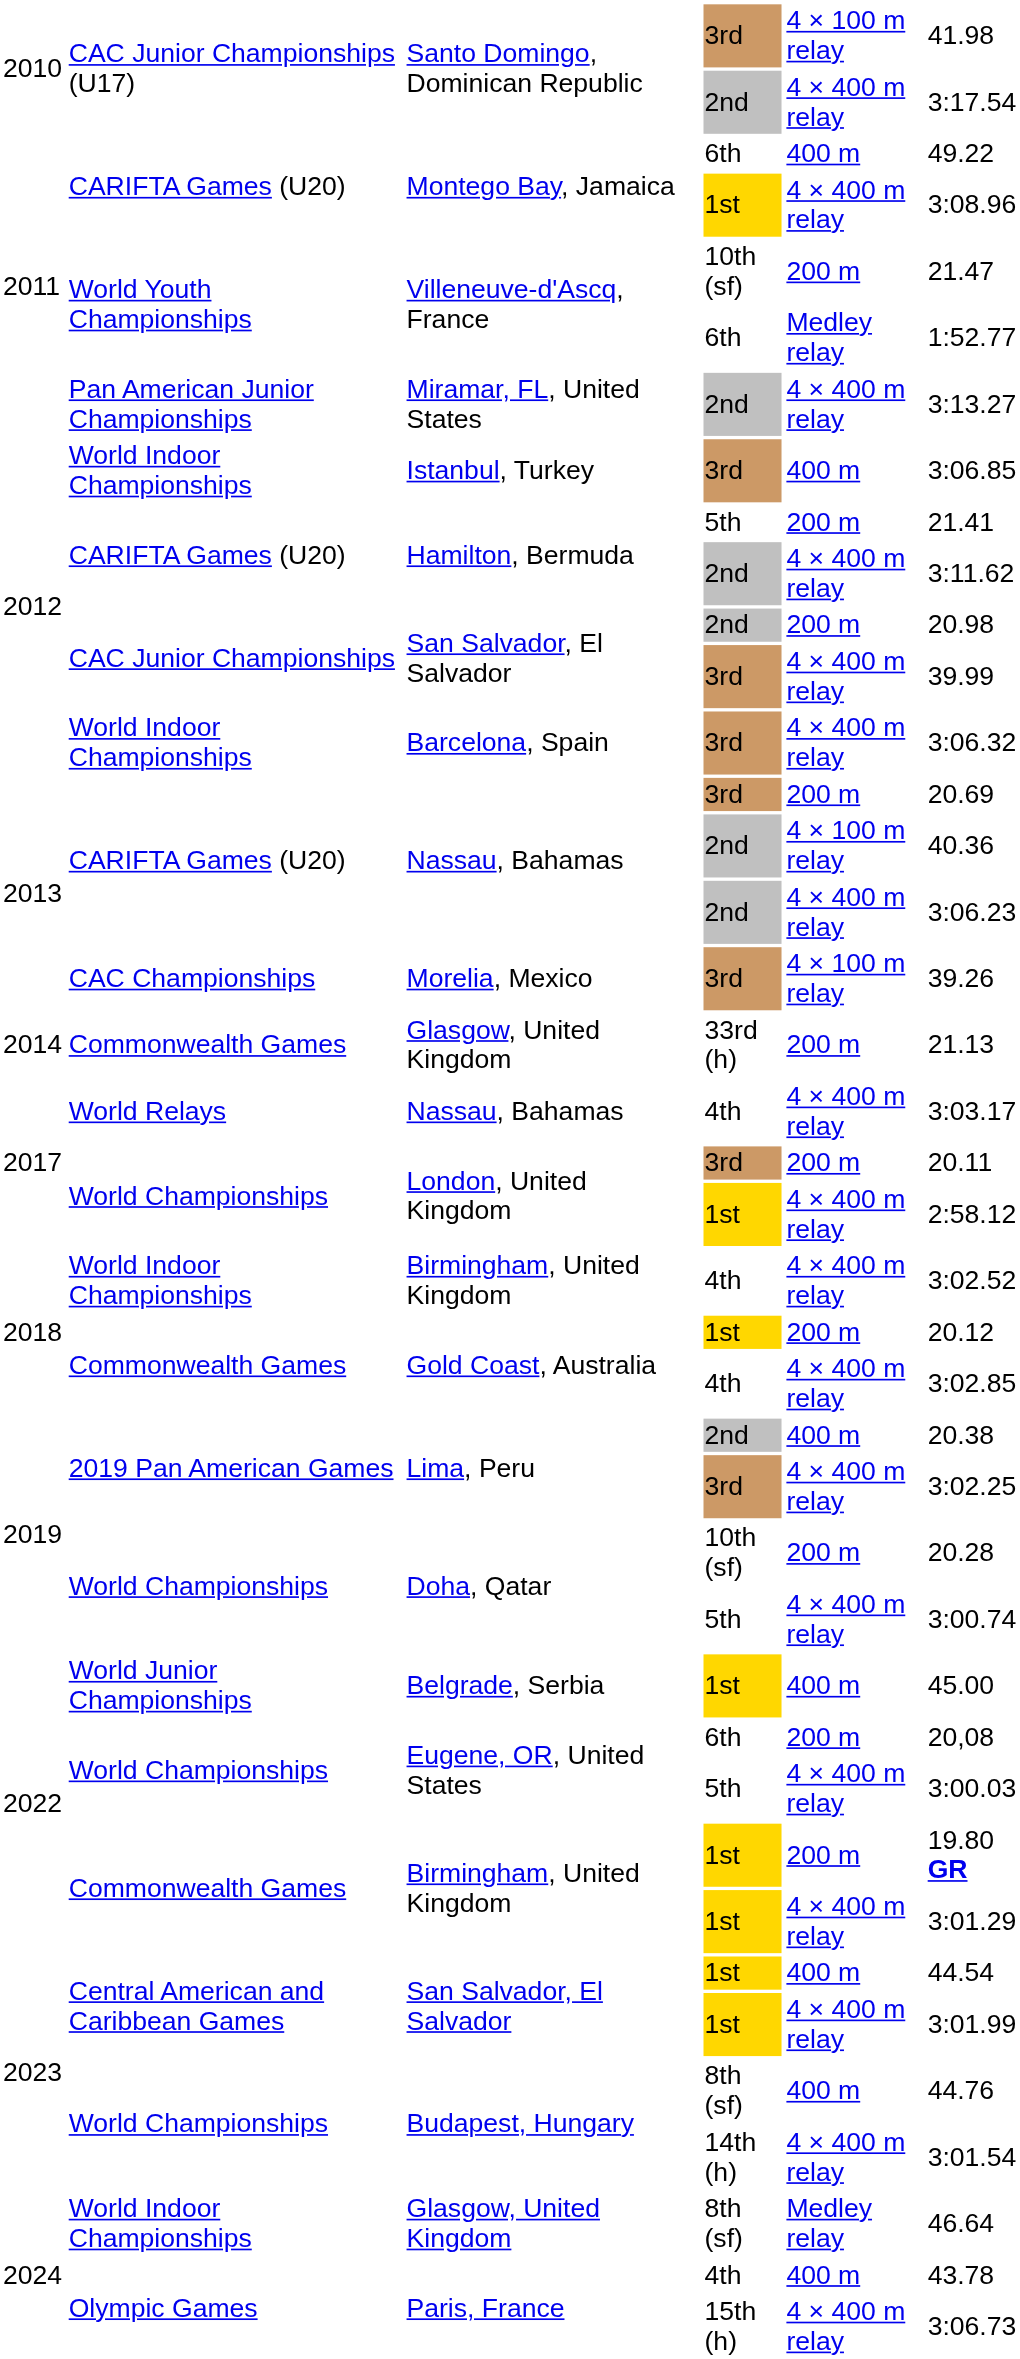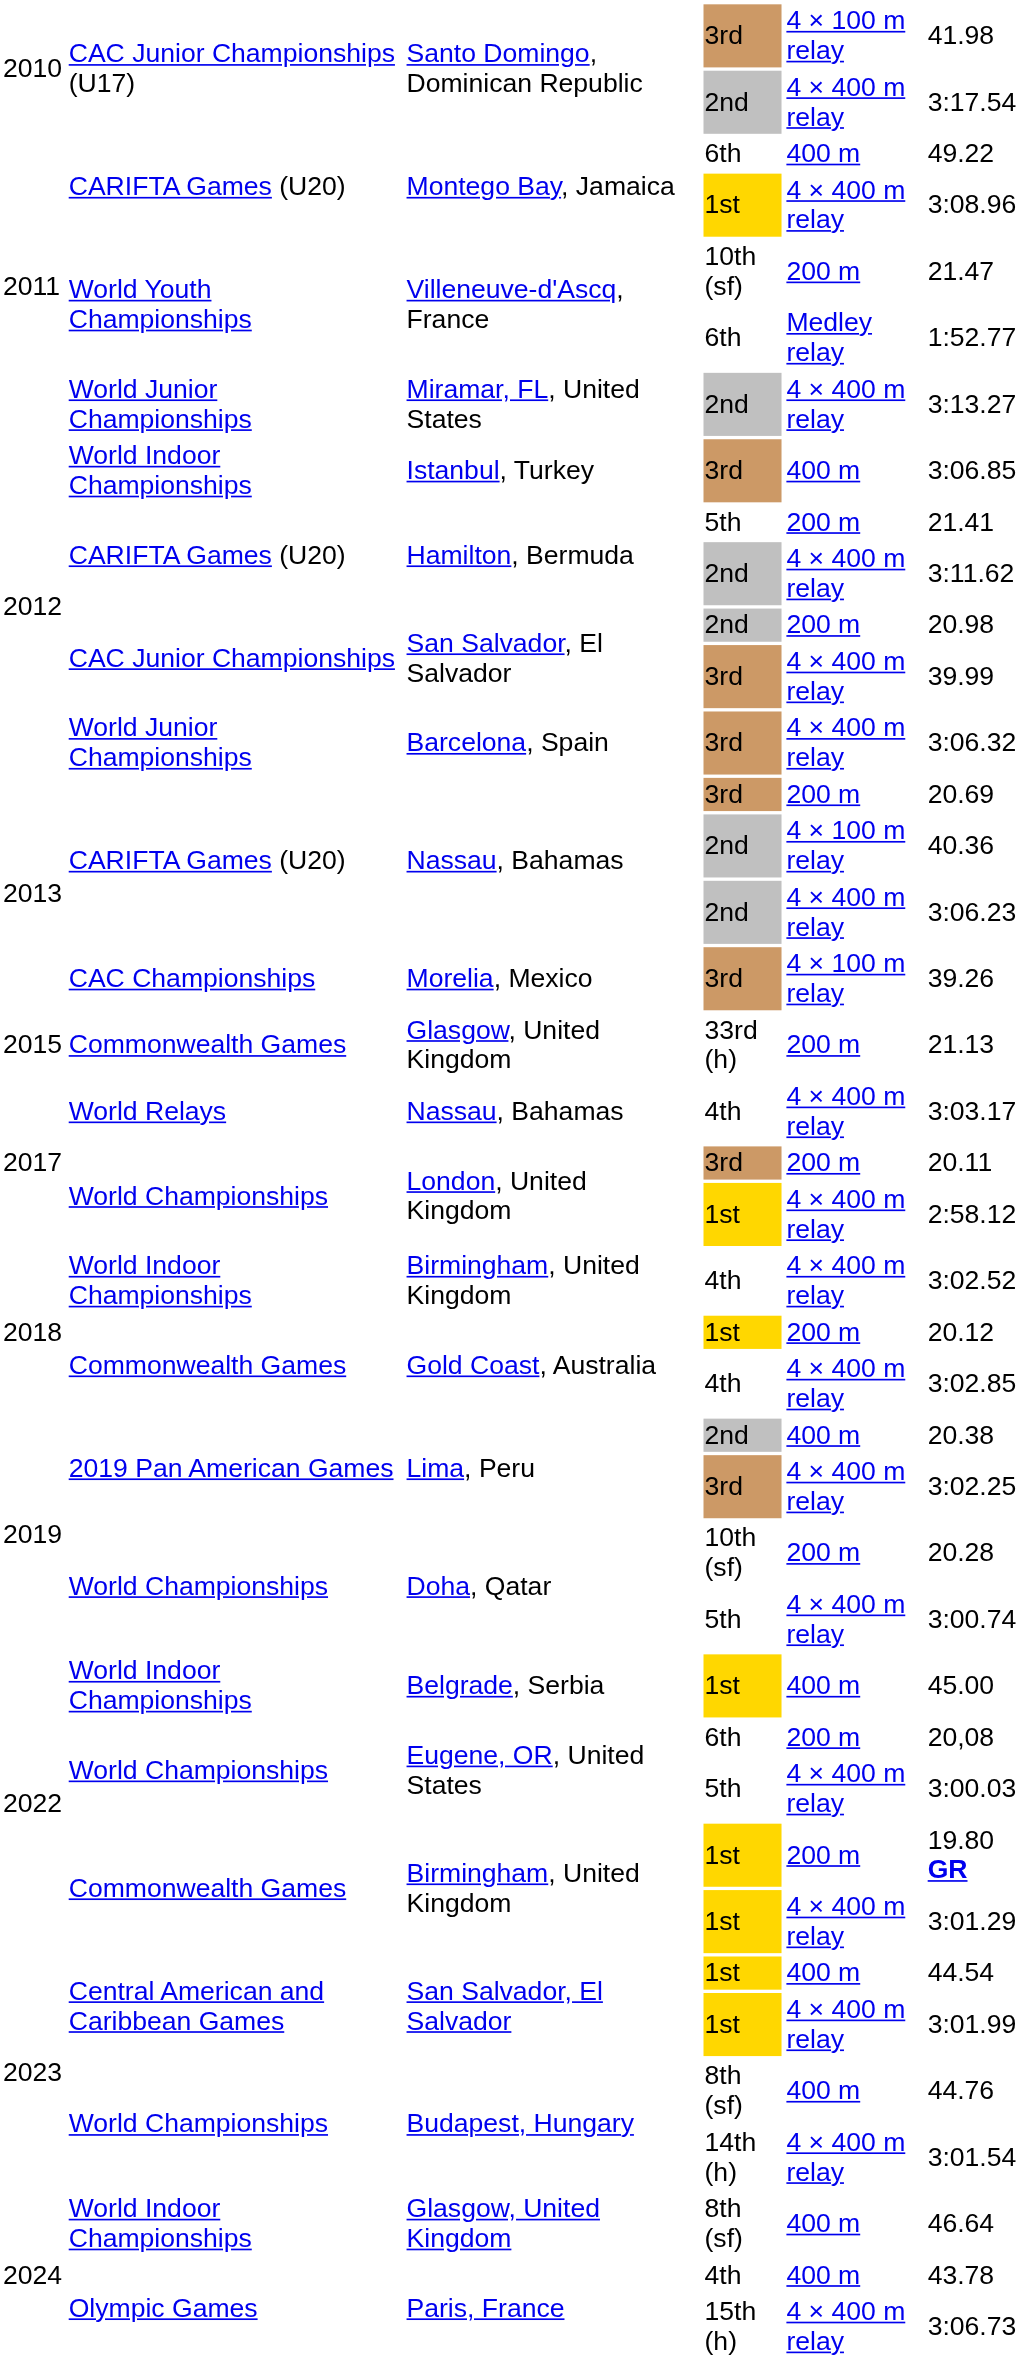(191, 404) Pan American Junior Championships -> (160, 404) World Junior Championships
(160, 742) World Indoor Championships -> (160, 742) World Junior Championships
(33, 1044) 2014 -> (33, 1044) 2015
(160, 1685) World Junior Championships -> (160, 1685) World Indoor Championships
(829, 2223) Medley relay -> (823, 2223) 400 m
